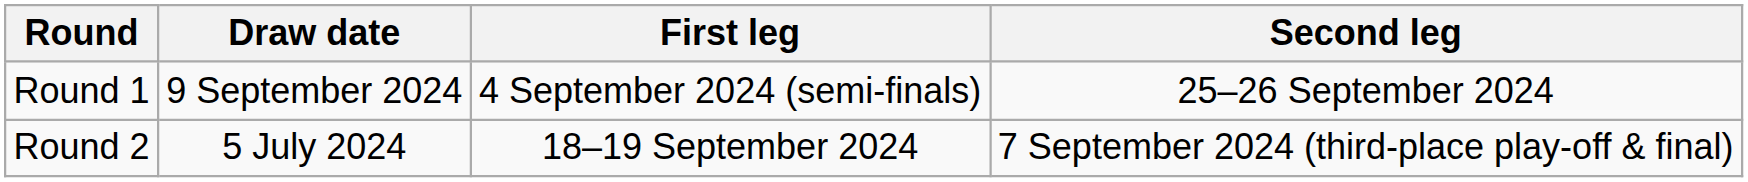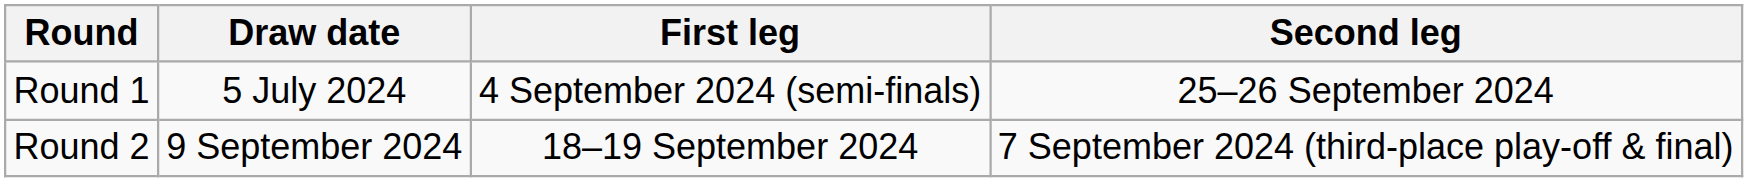(314, 90) 9 September 2024 -> (314, 90) 5 July 2024
(314, 147) 5 July 2024 -> (314, 147) 9 September 2024
